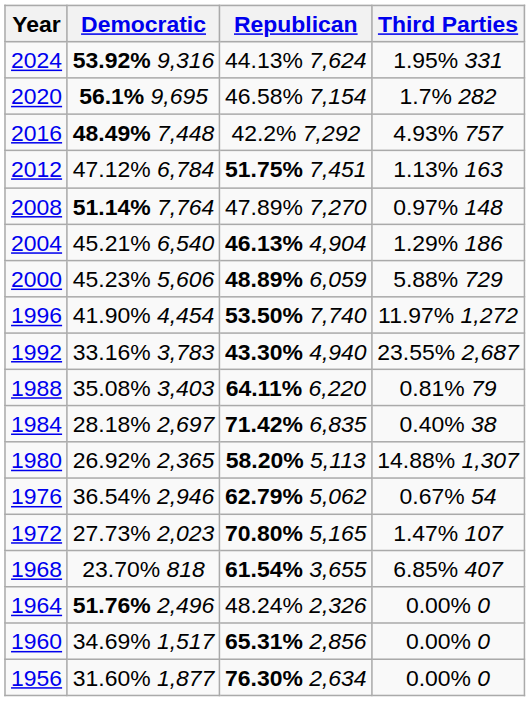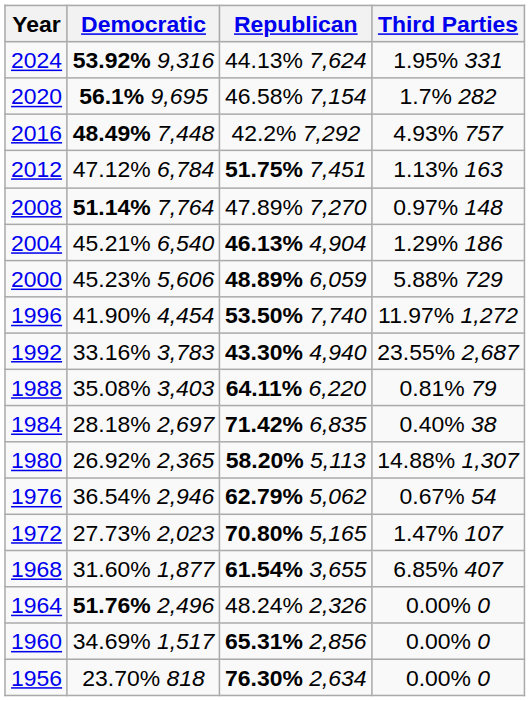(144, 569) 23.70% 818 -> (144, 569) 31.60% 1,877
(144, 678) 31.60% 1,877 -> (144, 678) 23.70% 818
